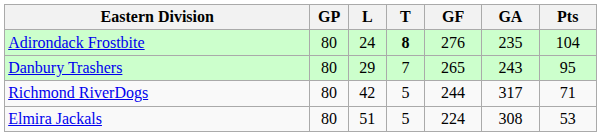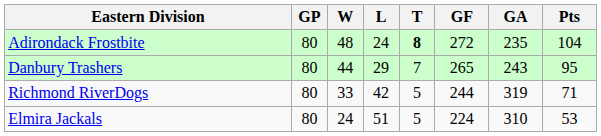+ column: (345, 17)
(453, 42) 276 -> (462, 42) 272
(510, 93) 317 -> (516, 93) 319
(510, 118) 308 -> (516, 118) 310
